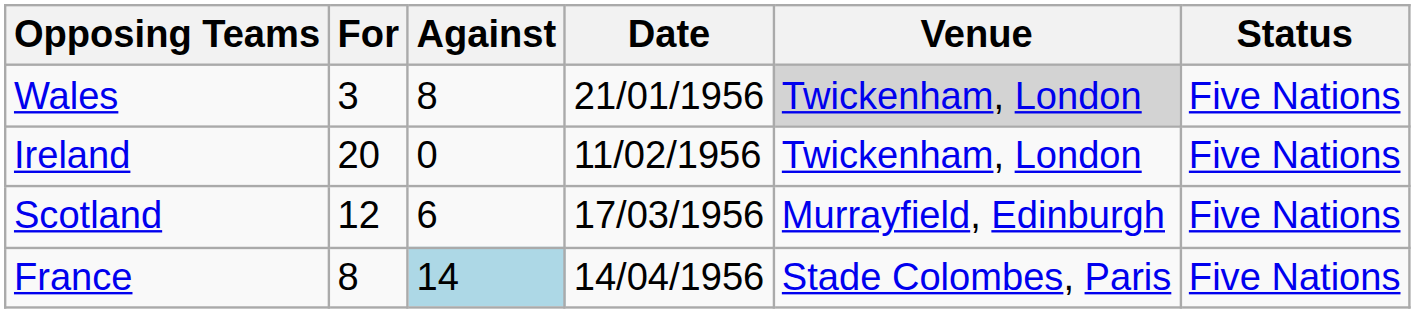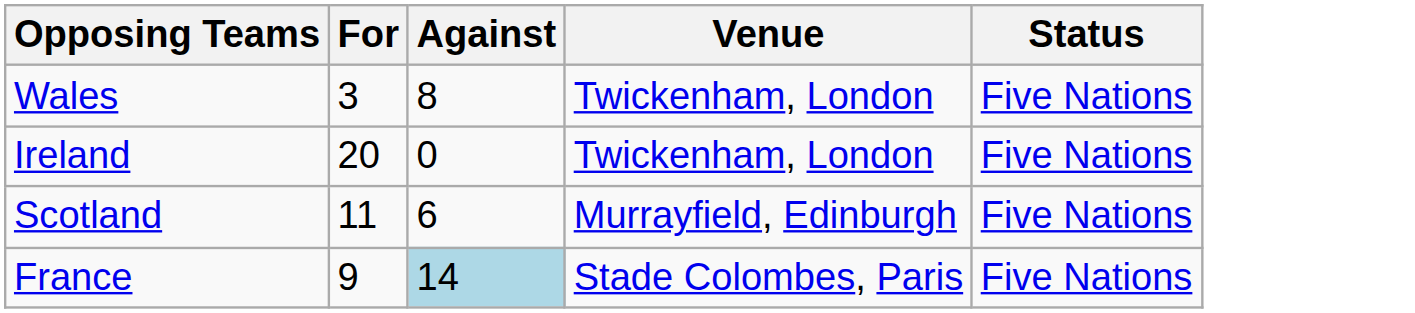- column: (669, 34)
(962, 95) lightgrey background -> (754, 95) no background
(359, 215) 12 -> (357, 215) 11
(348, 276) 8 -> (348, 276) 9
